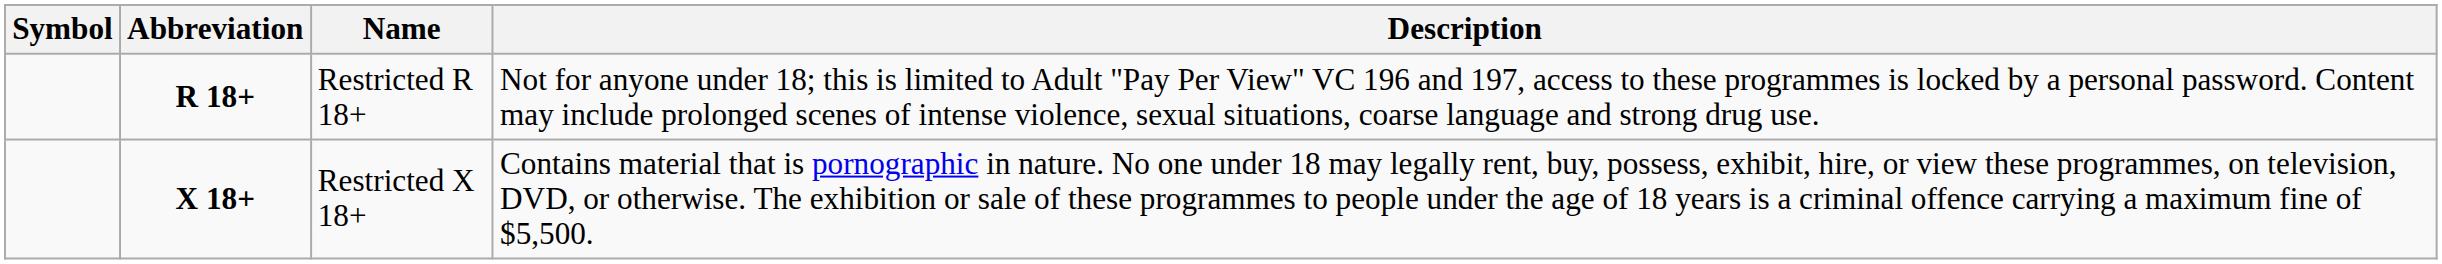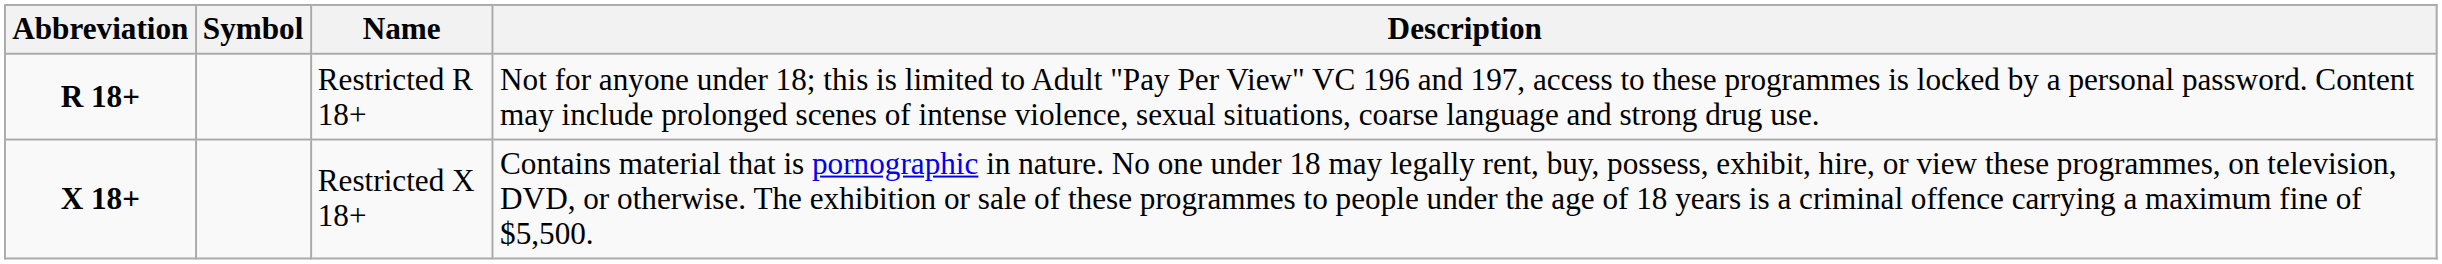columns swapped: (62, 29) <-> (215, 29)
